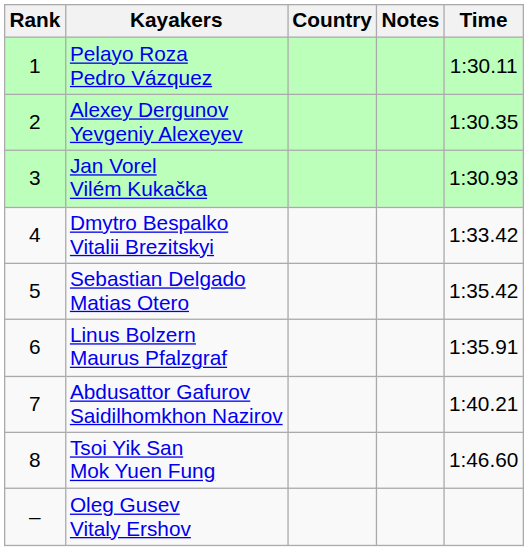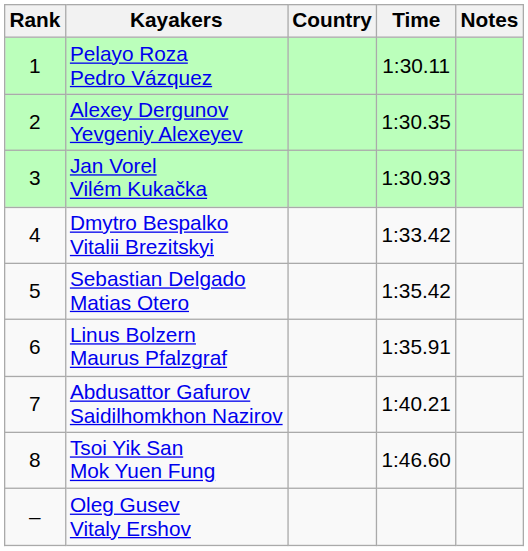columns swapped: (484, 20) <-> (410, 20)
